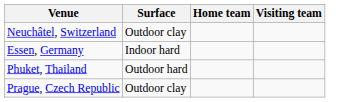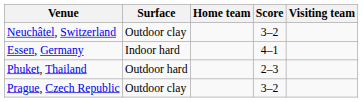+ column: (270, 13)
